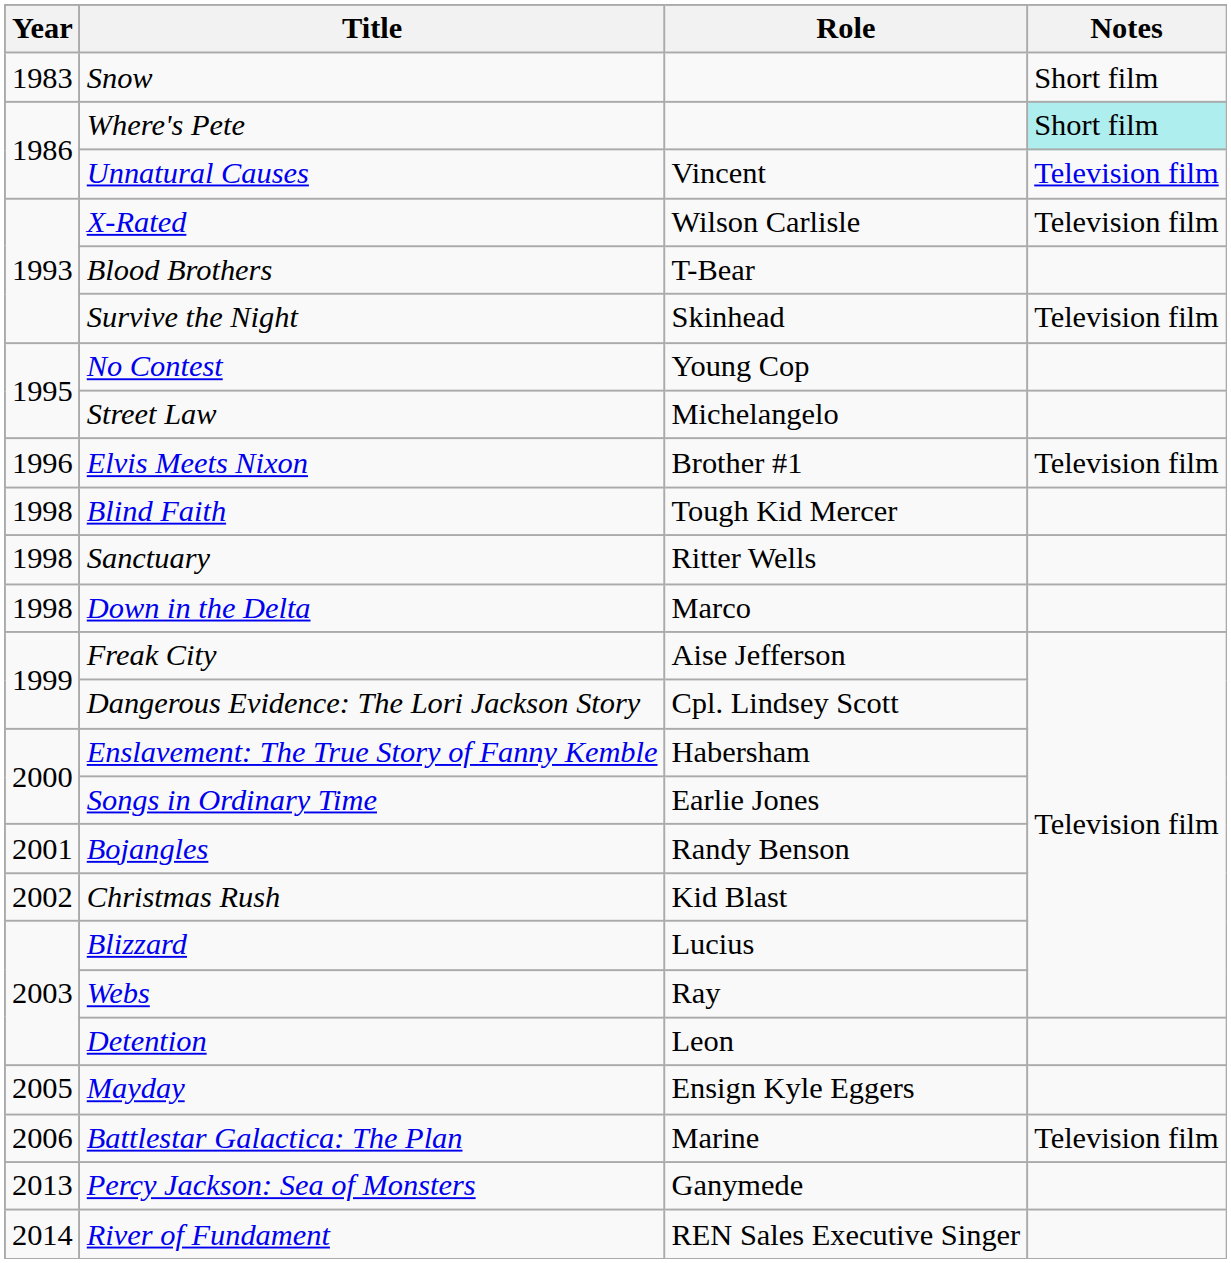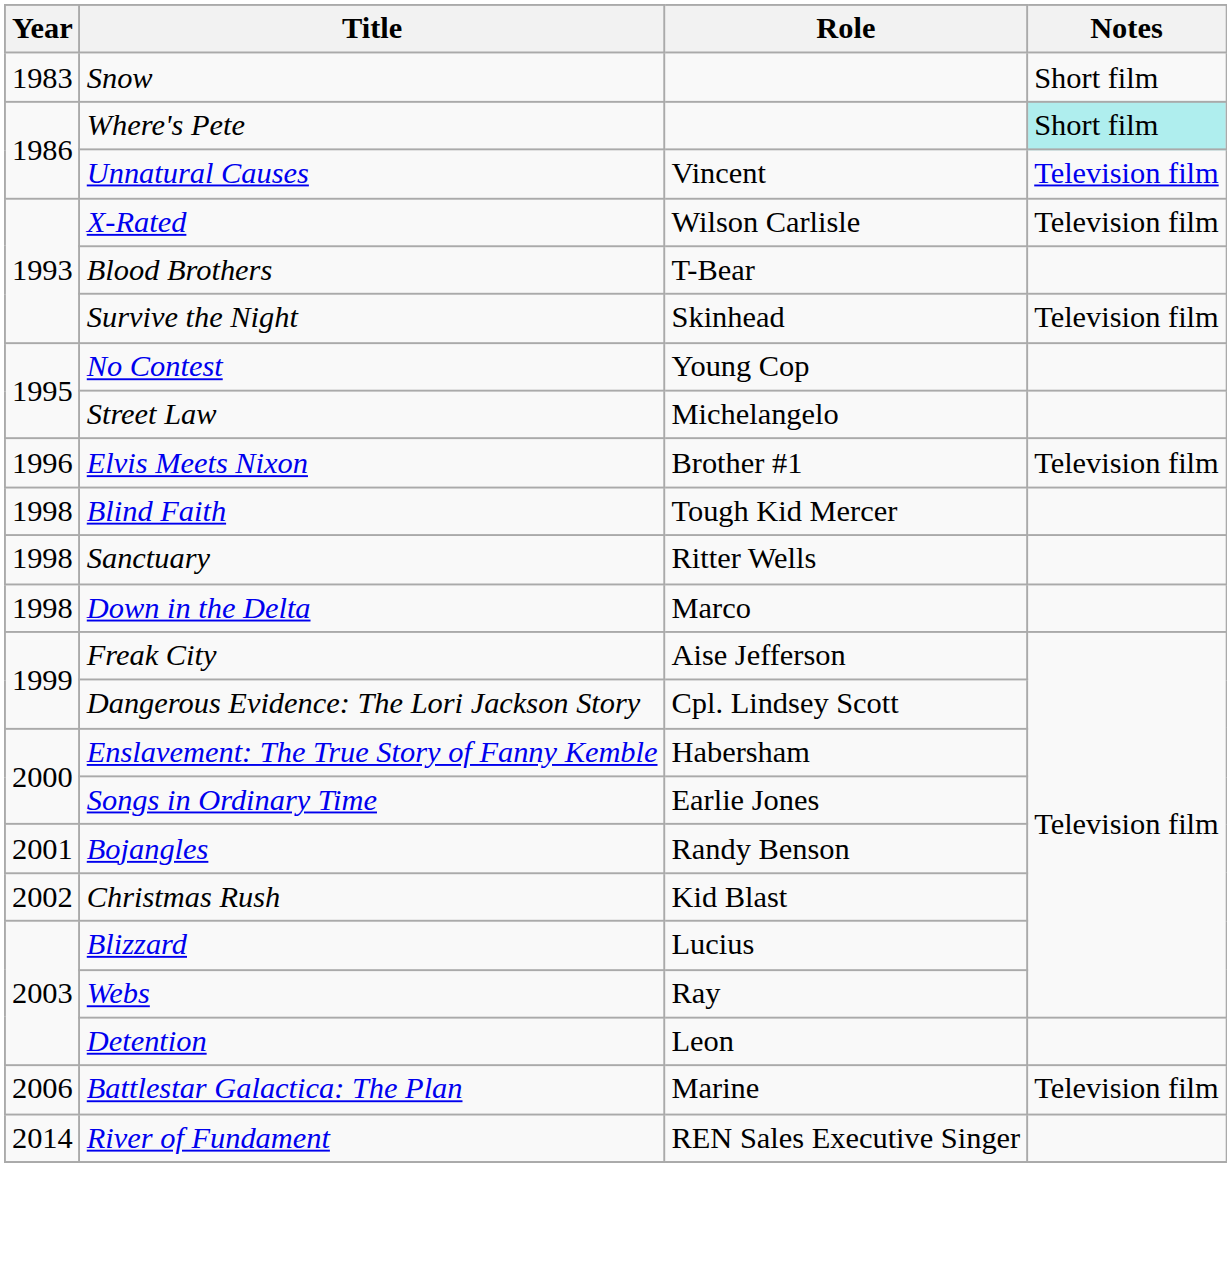- row: (136, 1089)
- row: (281, 1185)
